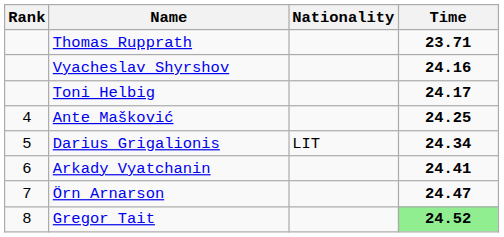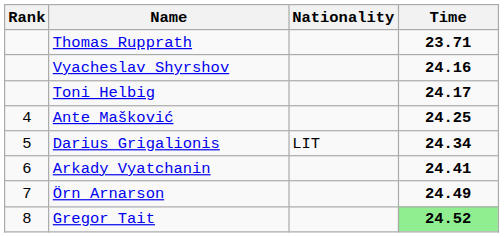(448, 194) 24.47 -> (448, 194) 24.49
